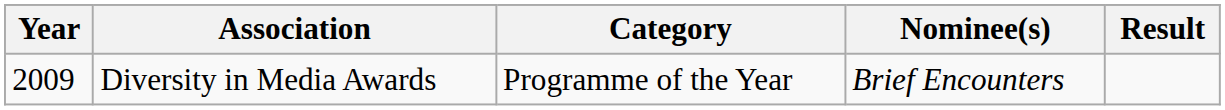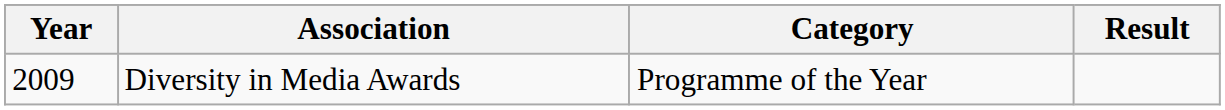- column: (975, 29)
